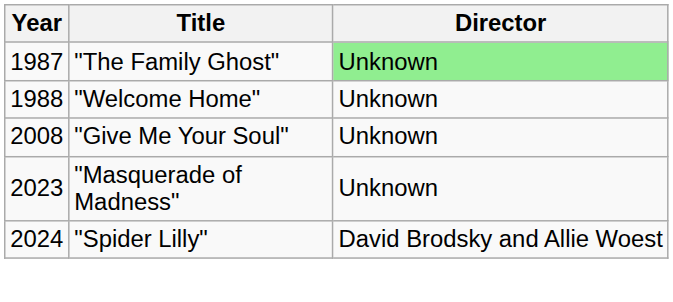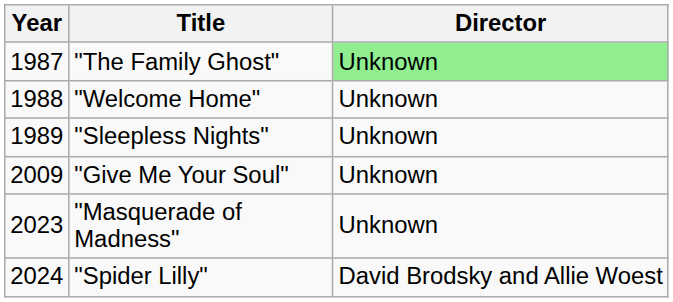+ row: (172, 136)
(37, 136) 2008 -> (37, 174) 2009
